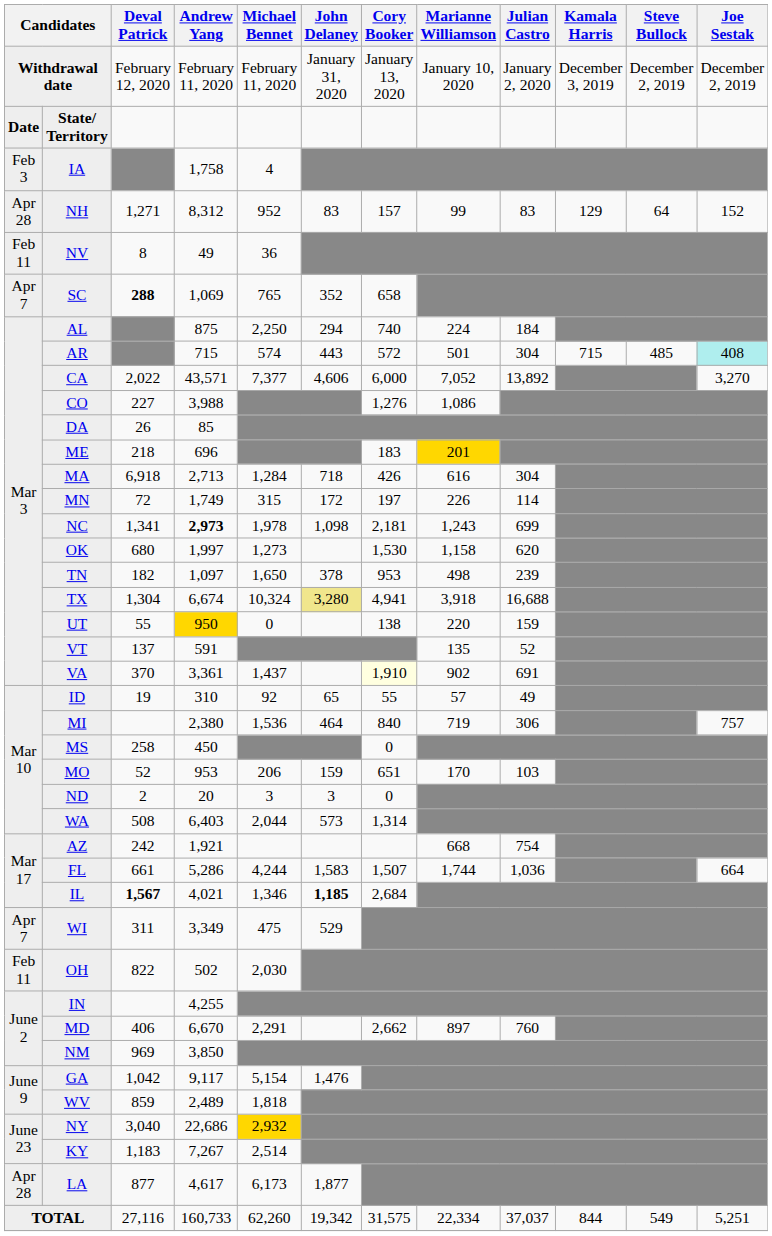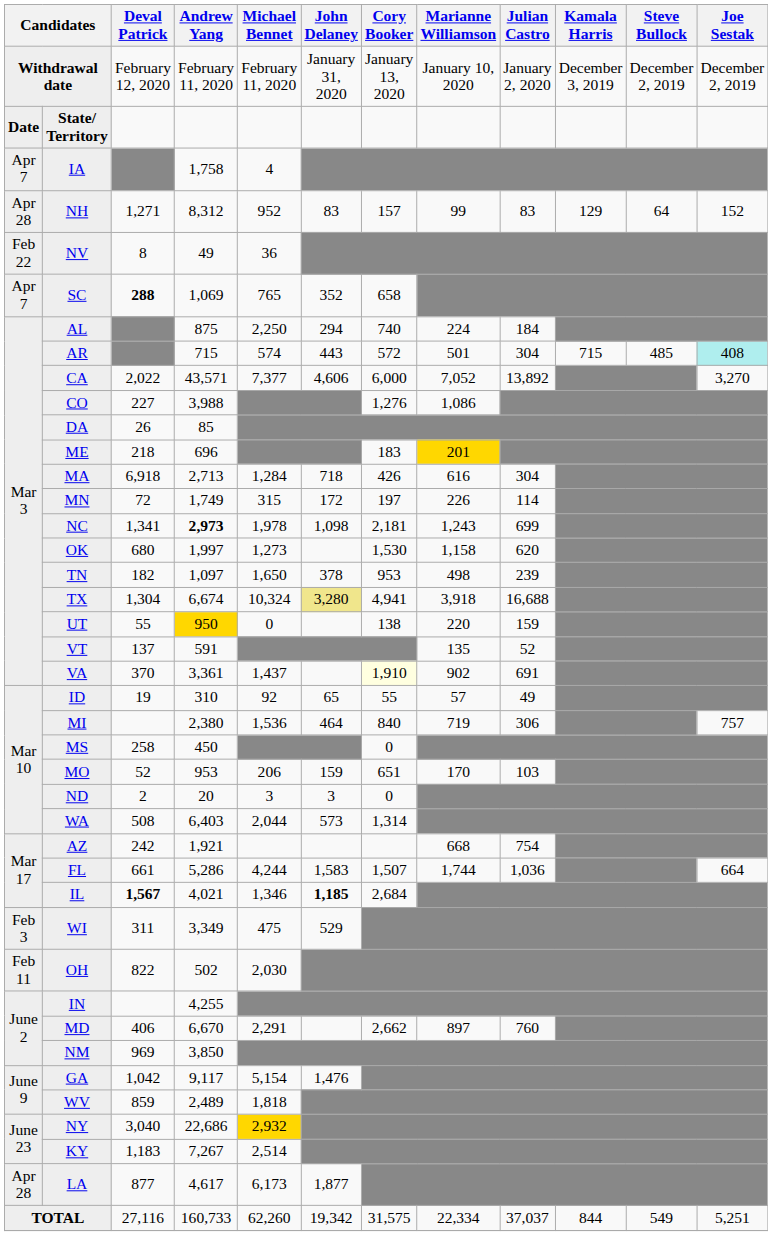(24, 169) Feb 3 -> (24, 169) Apr 7
(24, 253) Feb 11 -> (24, 253) Feb 22
(24, 928) Apr 7 -> (24, 928) Feb 3
